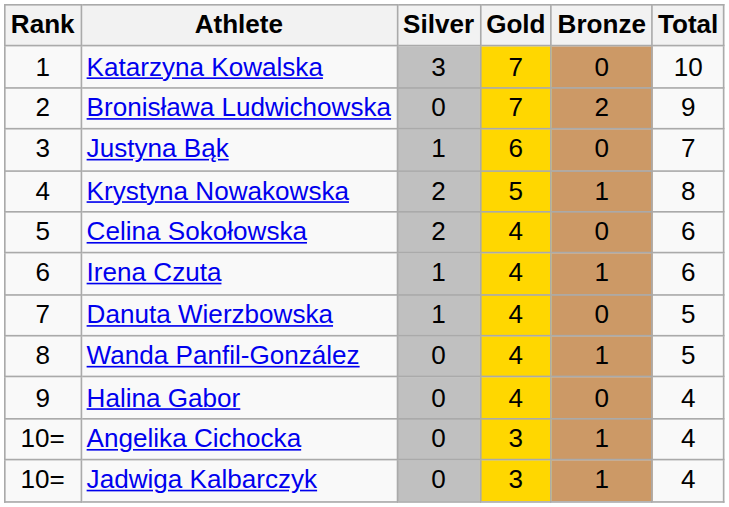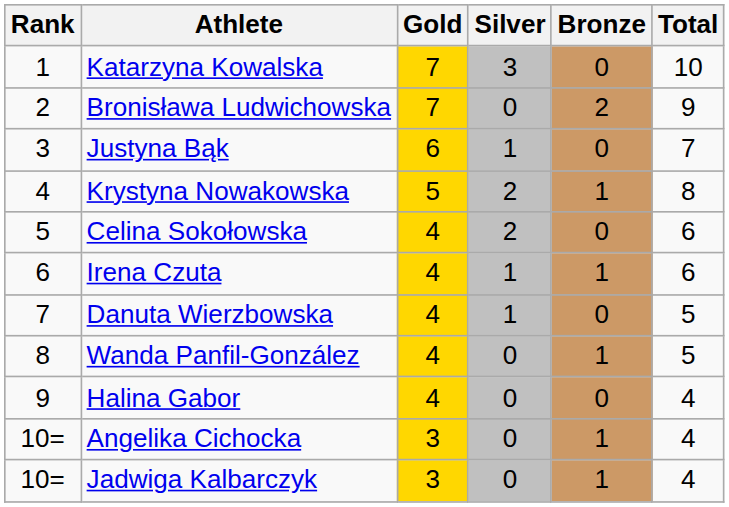columns swapped: (516, 25) <-> (439, 25)
